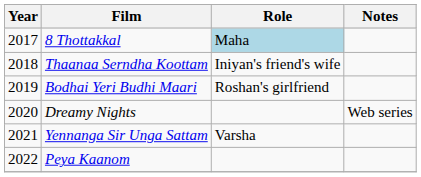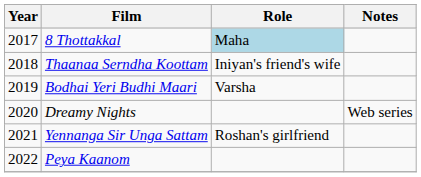(272, 87) Roshan's girlfriend -> (235, 87) Varsha
(235, 135) Varsha -> (272, 135) Roshan's girlfriend
